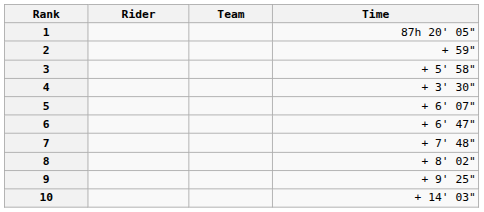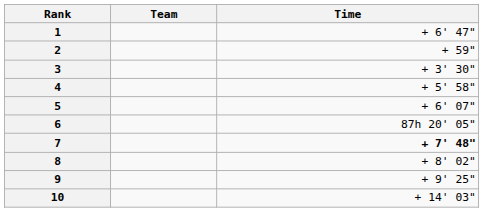- column: (139, 14)
(438, 32) 87h 20' 05" -> (449, 32) + 6' 47"
(449, 69) + 5' 58" -> (449, 69) + 3' 30"
(449, 87) + 3' 30" -> (449, 87) + 5' 58"
(449, 124) + 6' 47" -> (438, 124) 87h 20' 05"
(449, 143) normal -> (449, 143) bold
